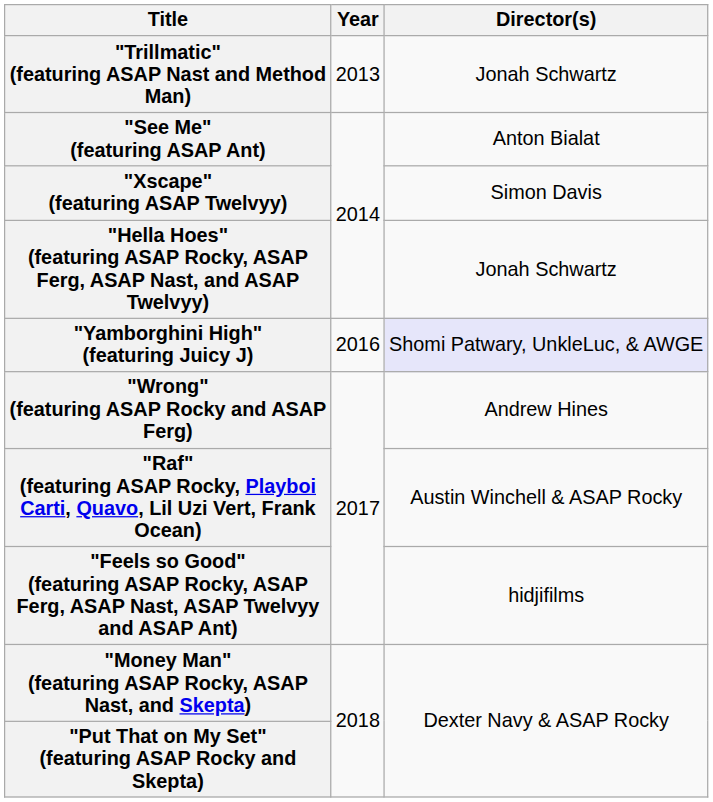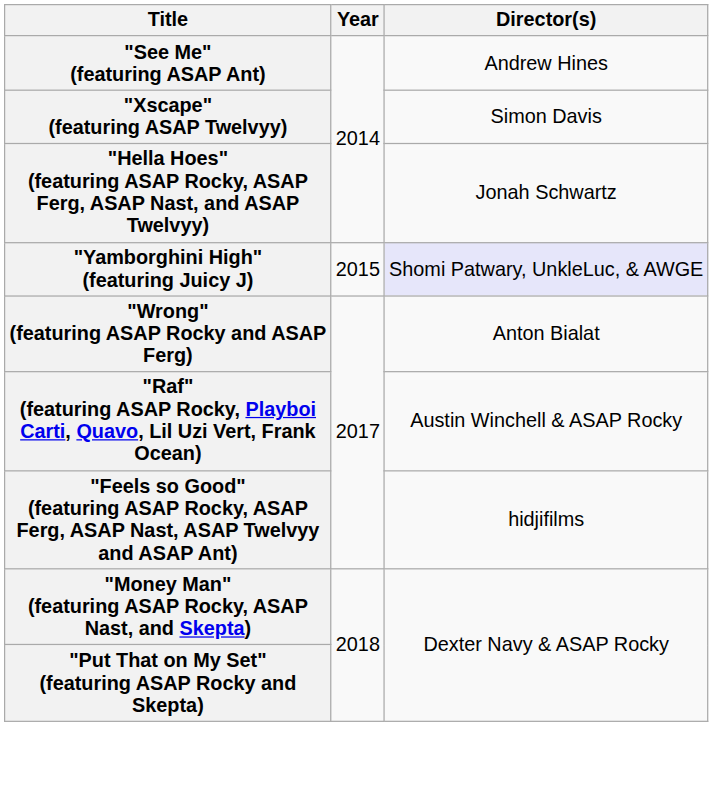- row: (168, 74)
(546, 138) Anton Bialat -> (546, 62) Andrew Hines
(358, 344) 2016 -> (358, 268) 2015
(546, 409) Andrew Hines -> (546, 333) Anton Bialat
